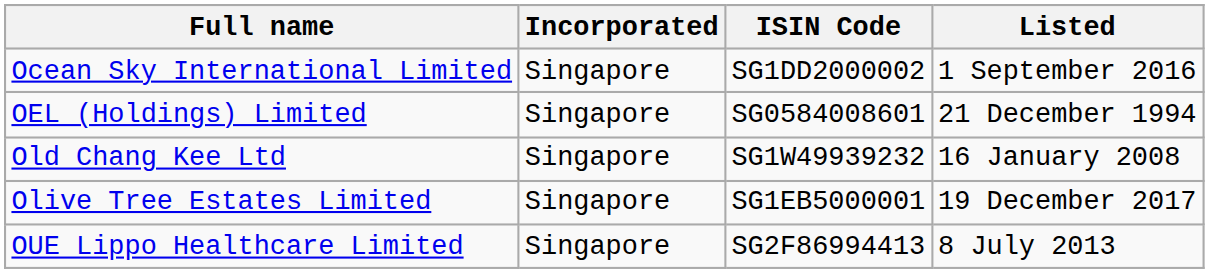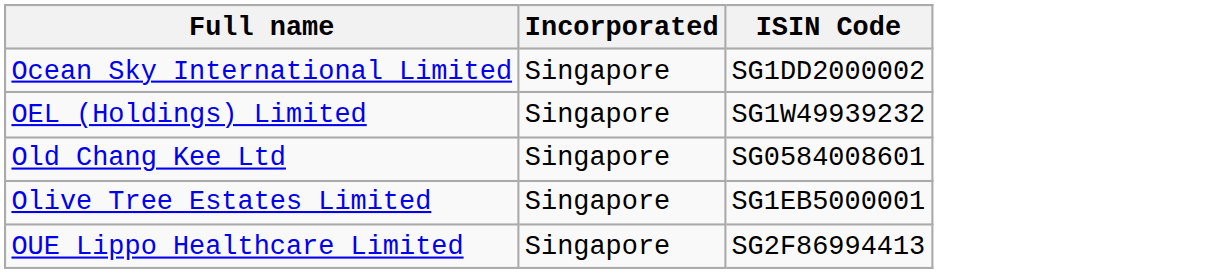- column: (1067, 27)
(828, 115) SG0584008601 -> (828, 115) SG1W49939232
(828, 159) SG1W49939232 -> (828, 159) SG0584008601
